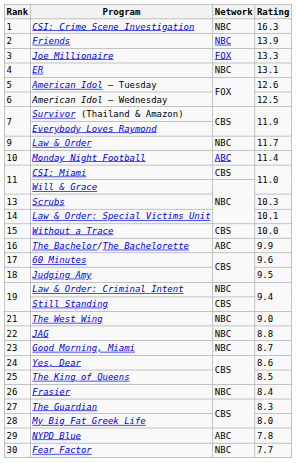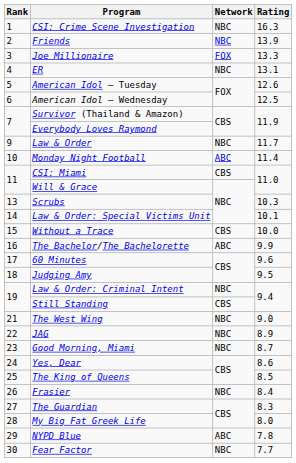(265, 333) 8.8 -> (265, 333) 8.9
